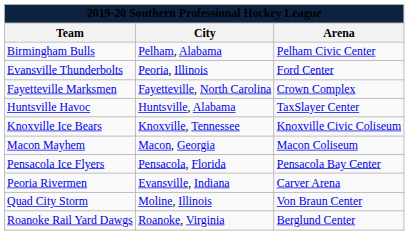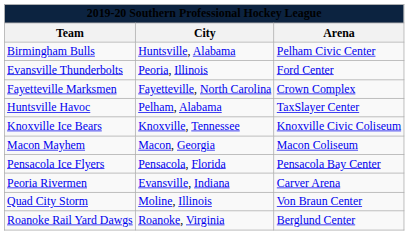(180, 51) Pelham, Alabama -> (187, 51) Huntsville, Alabama
(187, 107) Huntsville, Alabama -> (180, 107) Pelham, Alabama
